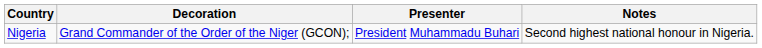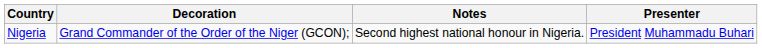columns swapped: (437, 14) <-> (639, 14)
